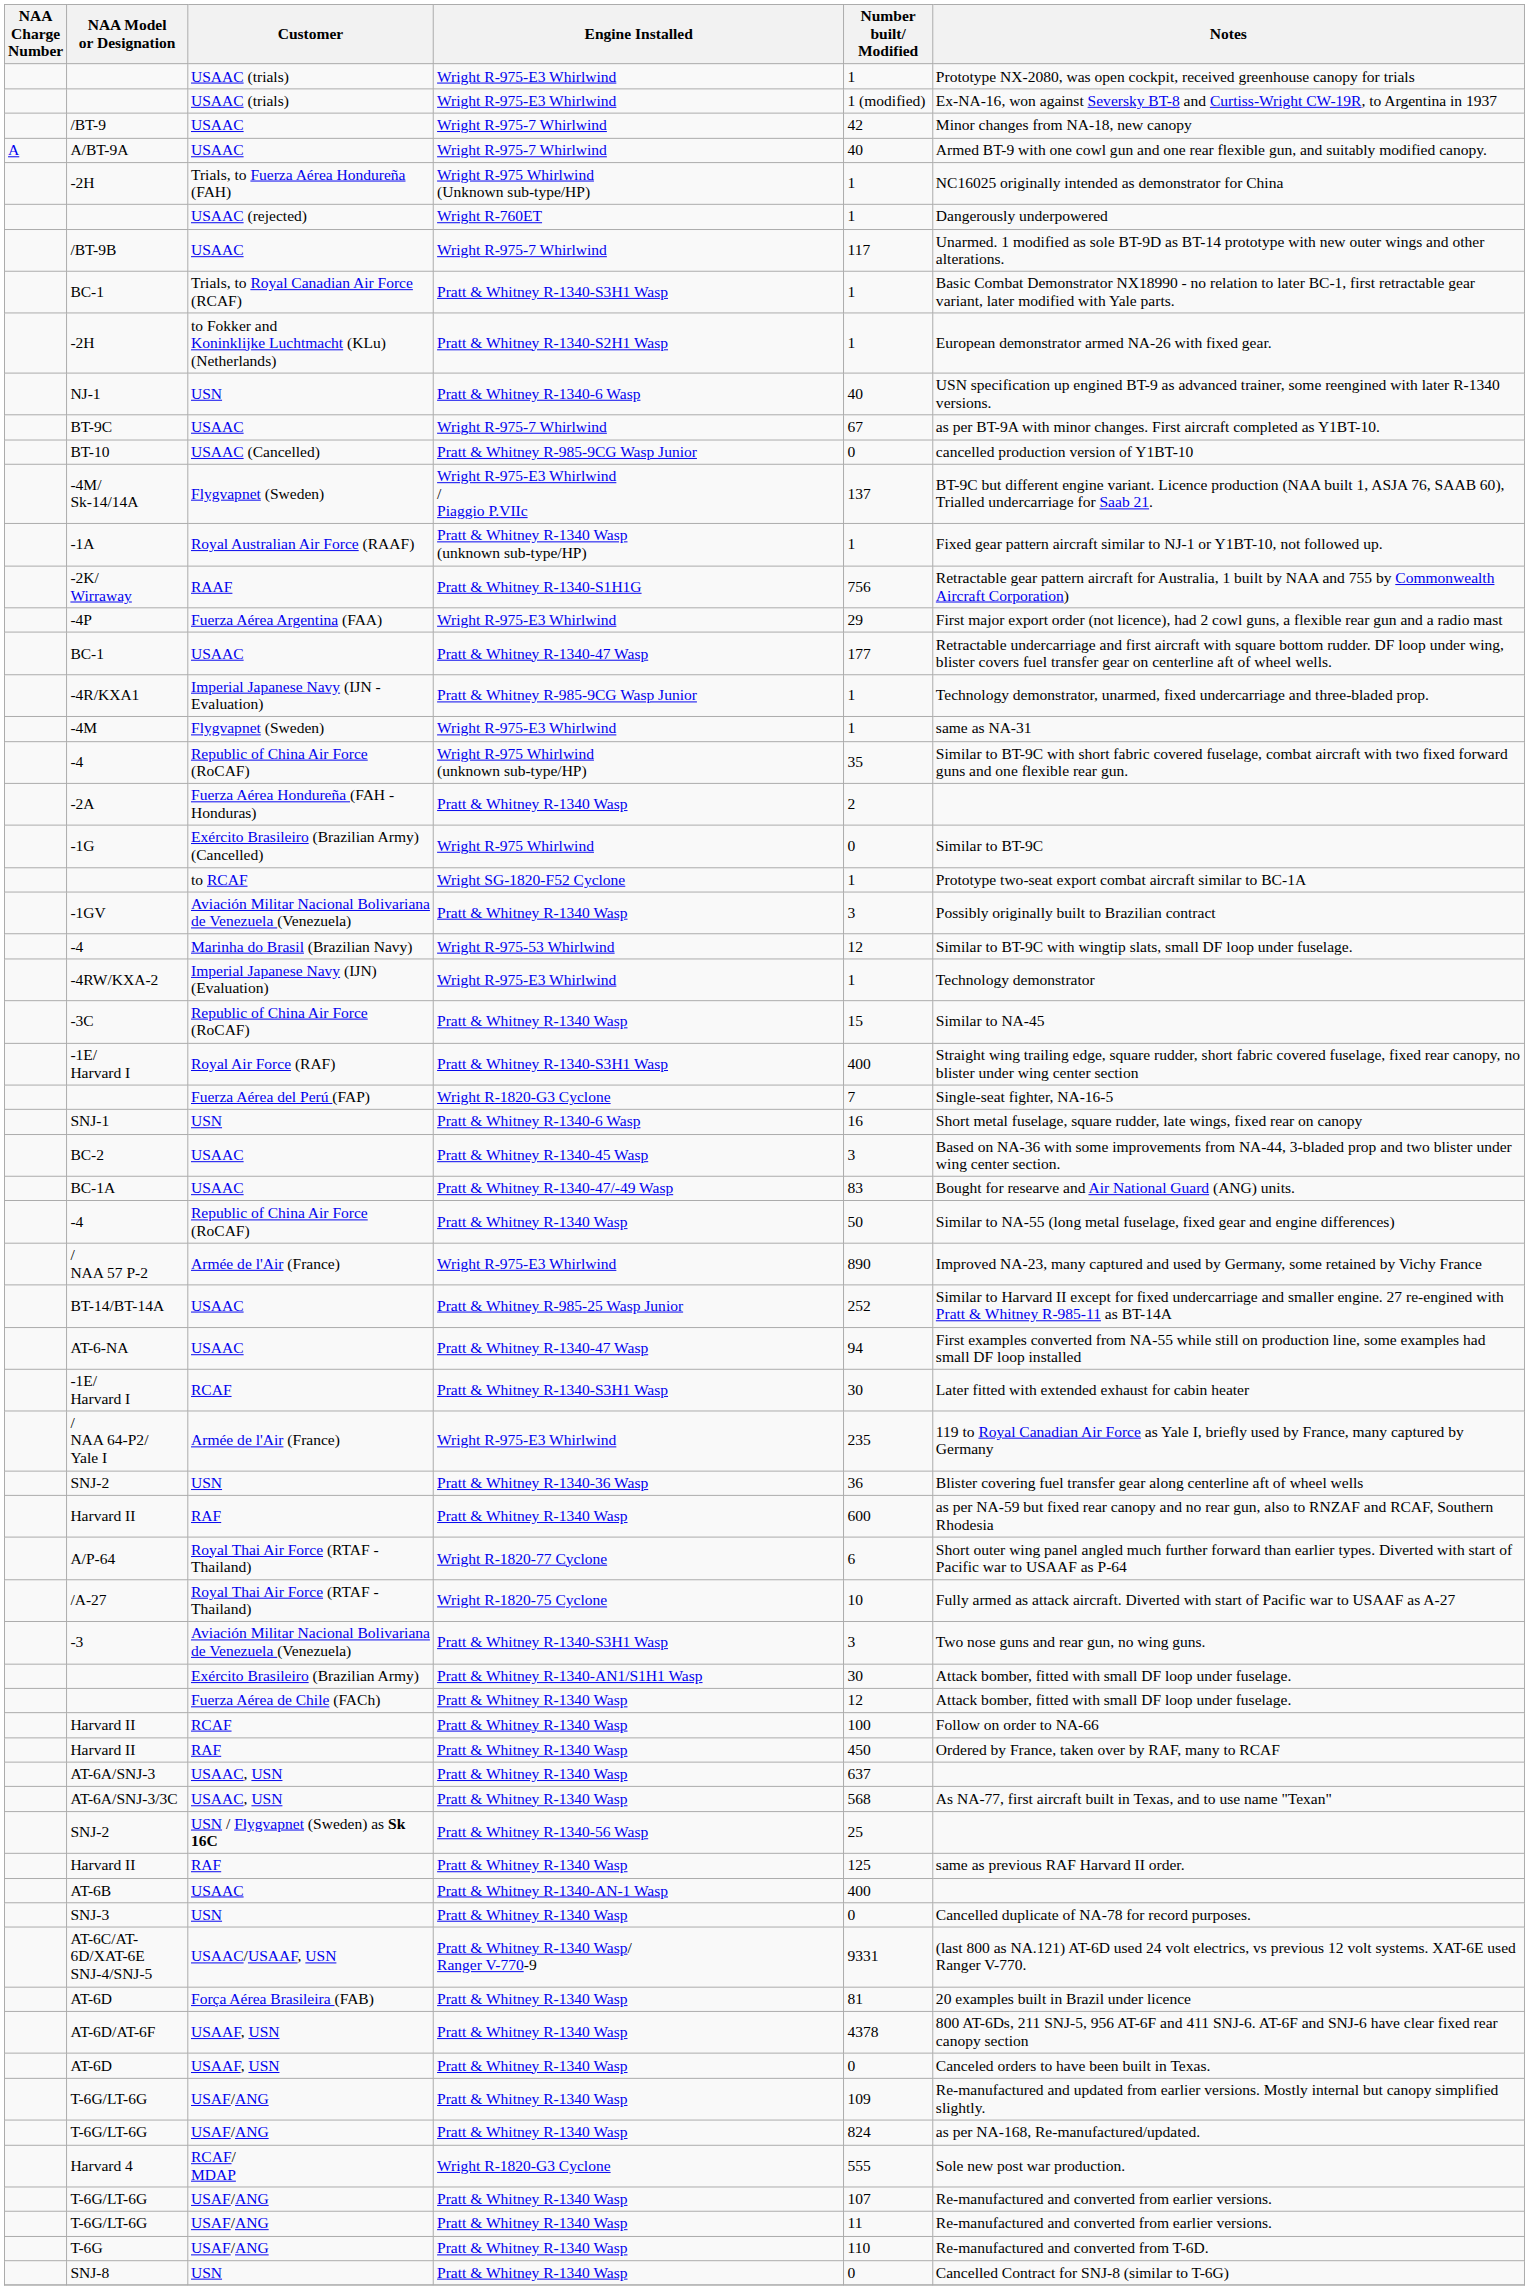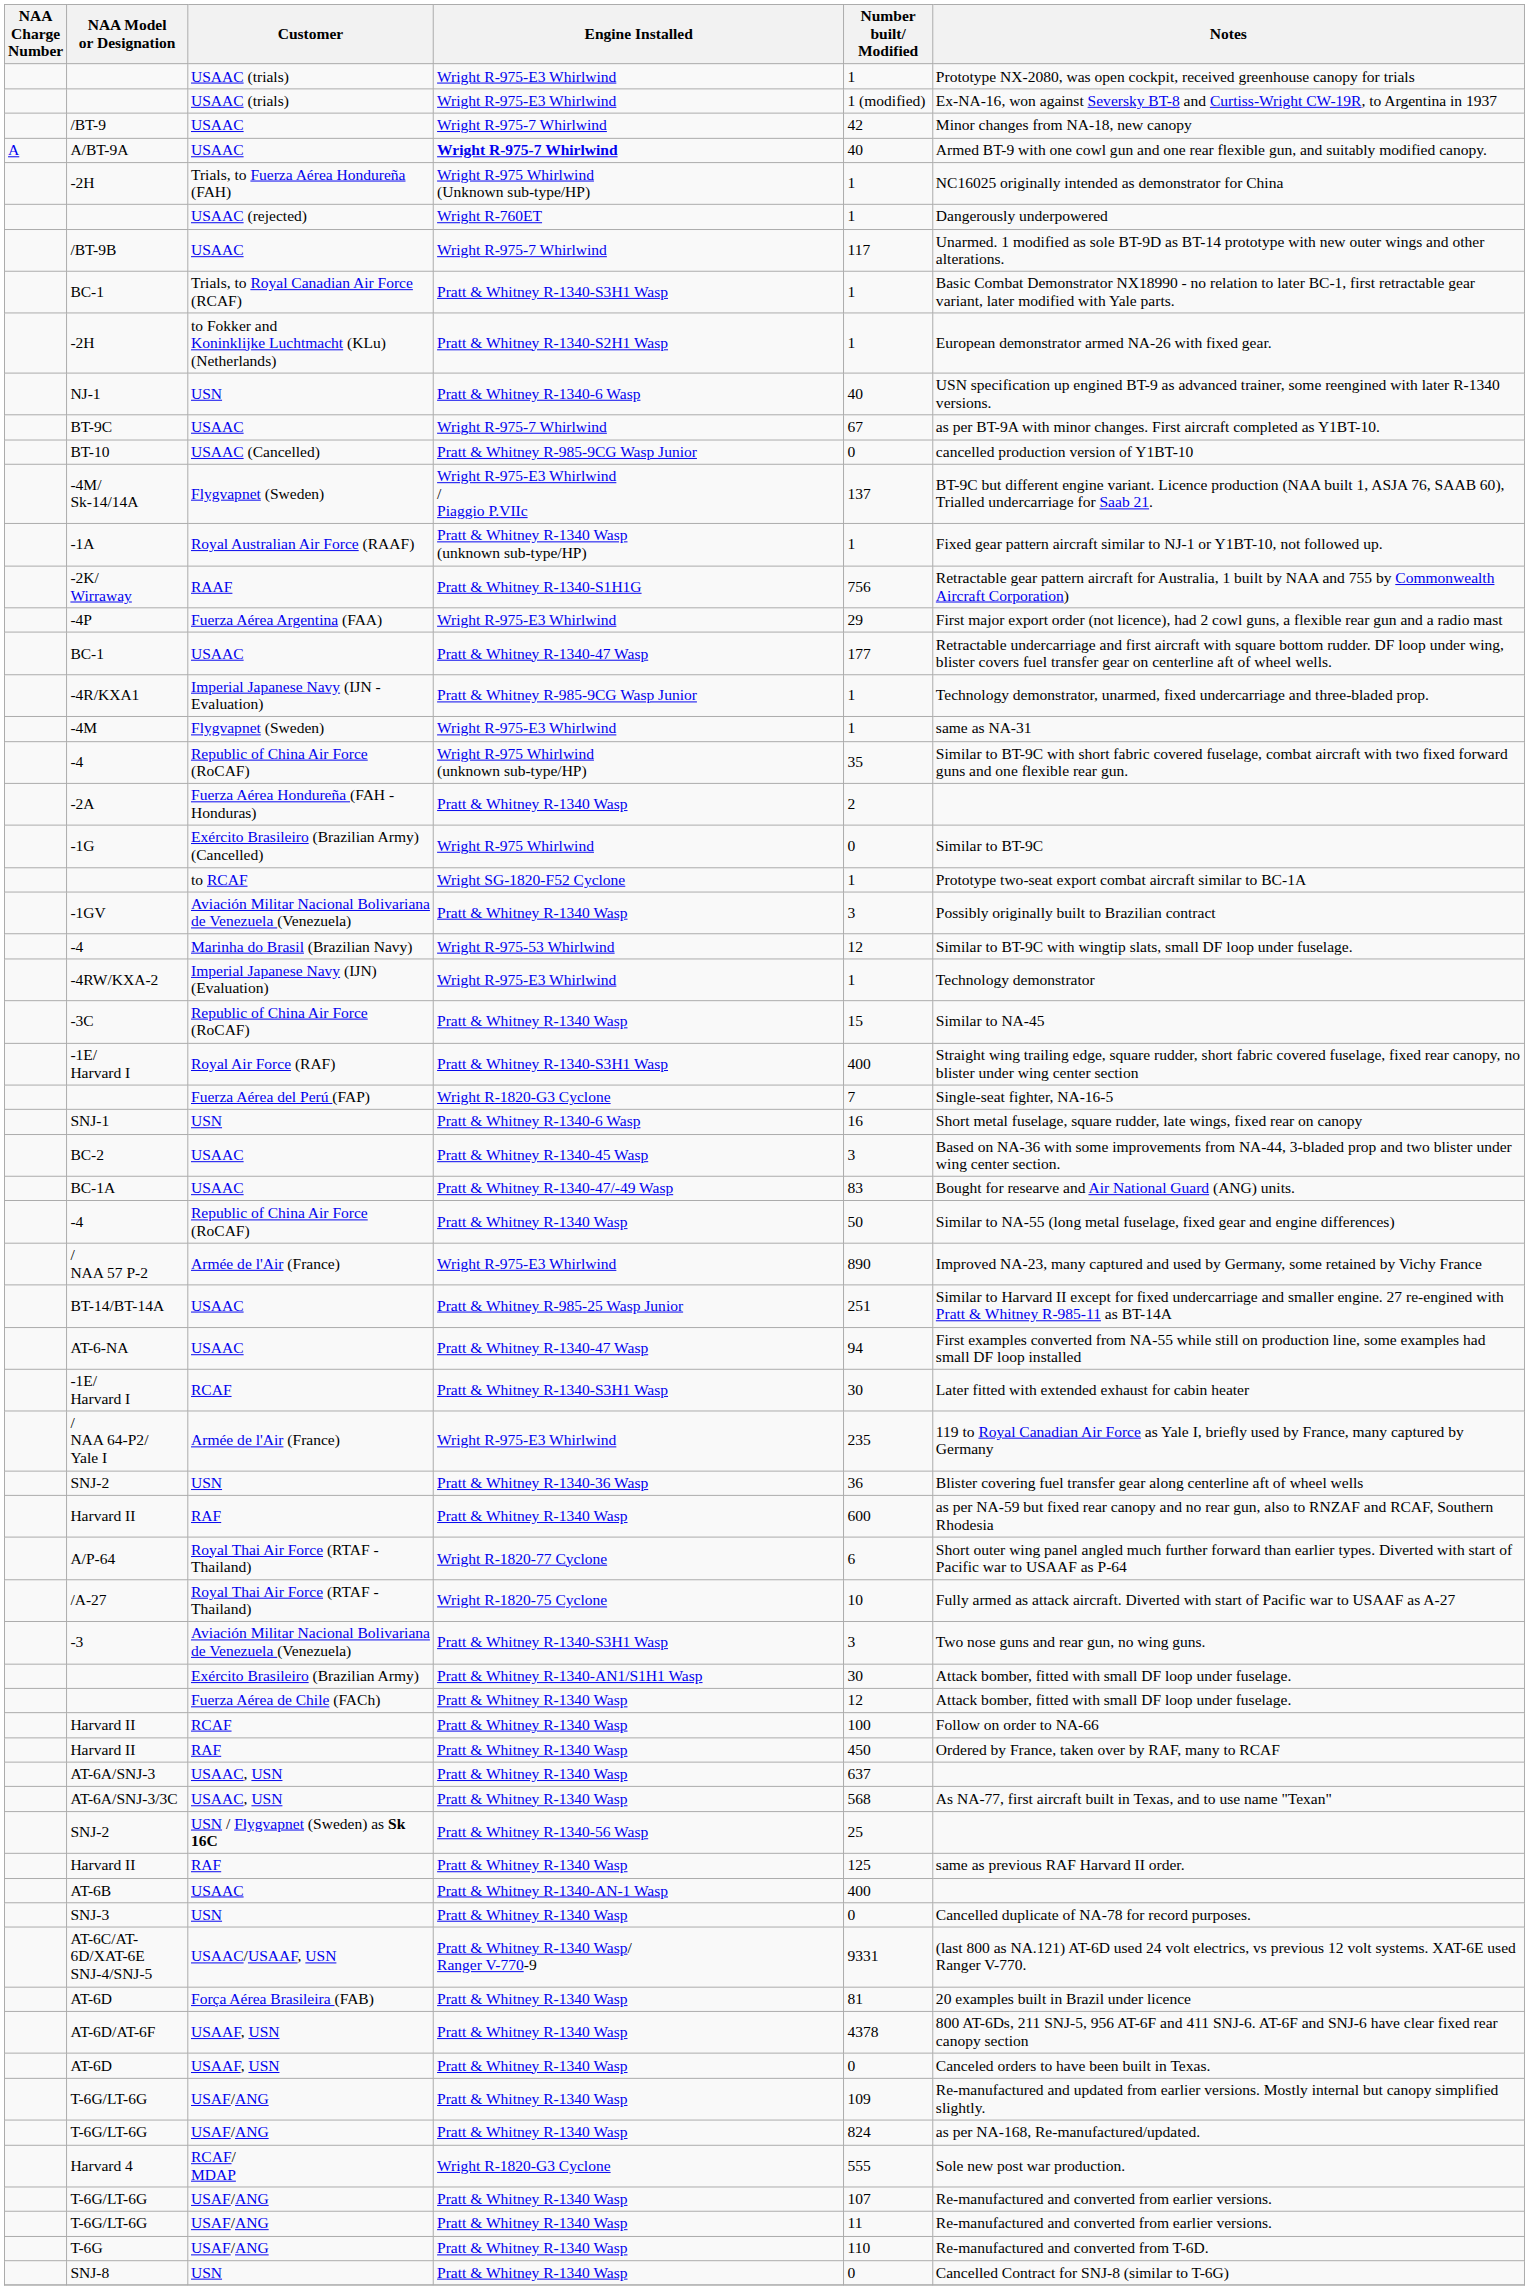(522, 150) normal -> (527, 150) bold
(859, 1306) 252 -> (859, 1306) 251
